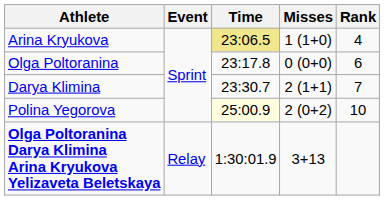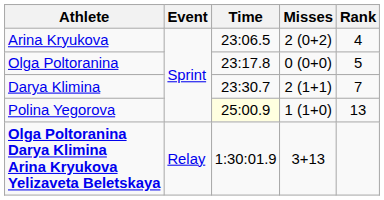(246, 40) khaki background -> (246, 40) no background
(308, 40) 1 (1+0) -> (308, 40) 2 (0+2)
(358, 63) 6 -> (358, 63) 5
(308, 110) 2 (0+2) -> (308, 110) 1 (1+0)
(358, 110) 10 -> (358, 110) 13
